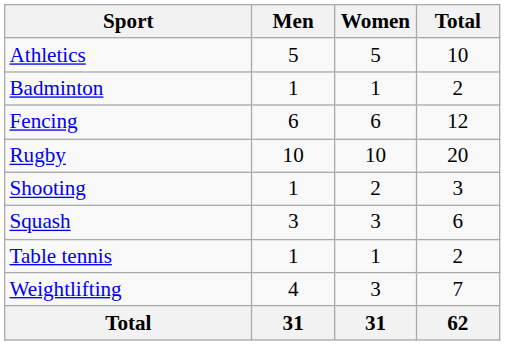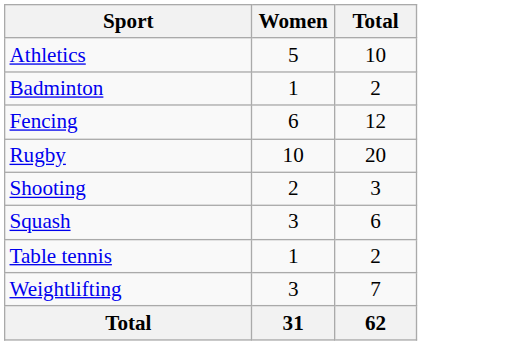- column: (293, 21)
